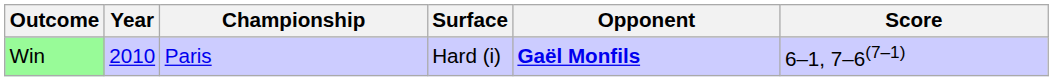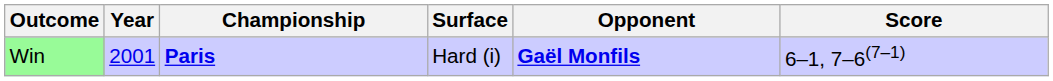(132, 56) 2010 -> (132, 56) 2001
(188, 56) normal -> (190, 56) bold
